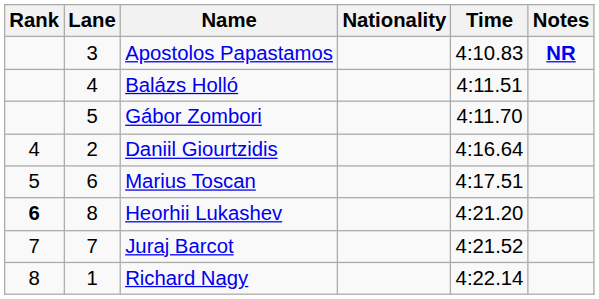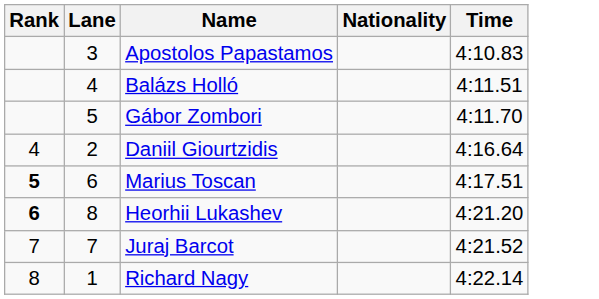- column: (561, 20)
(34, 181) normal -> (34, 181) bold
